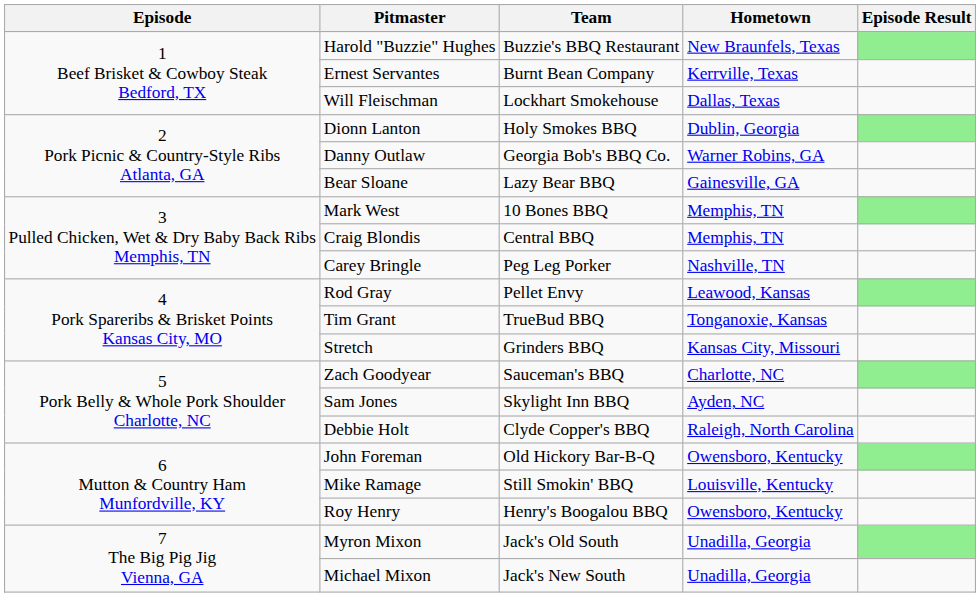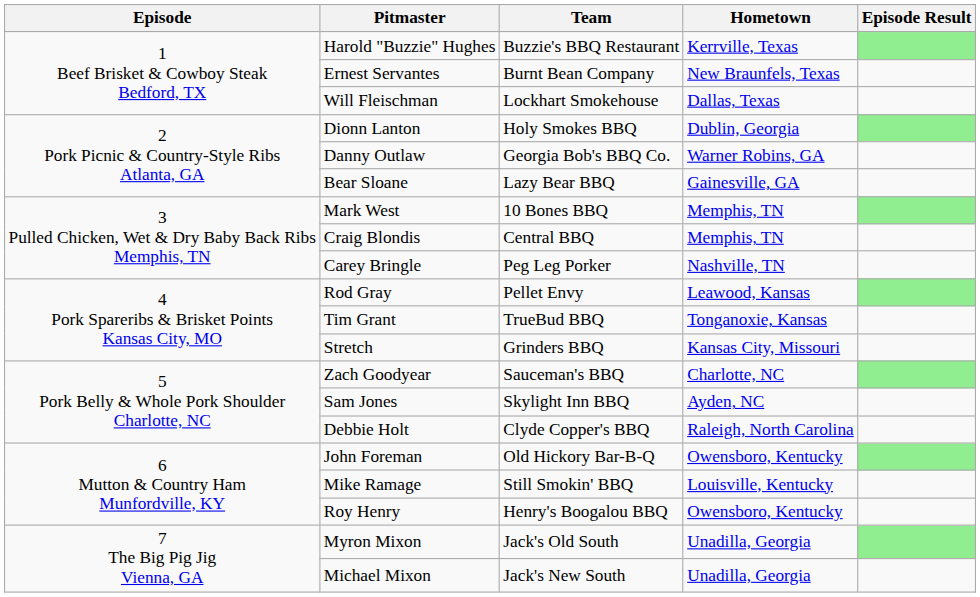(763, 45) New Braunfels, Texas -> (743, 45) Kerrville, Texas
(743, 73) Kerrville, Texas -> (763, 73) New Braunfels, Texas
